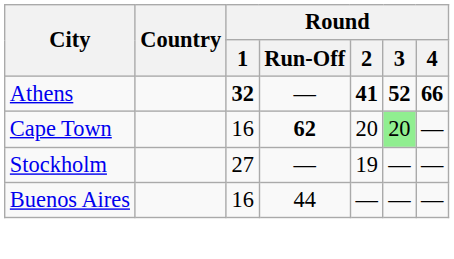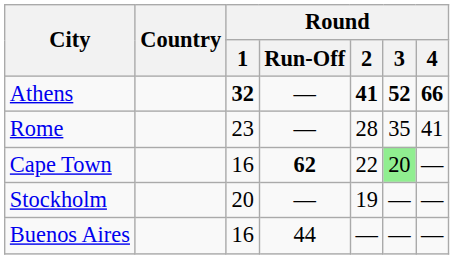+ row: (37, 128)
(367, 128) 20 -> (367, 164) 22
(243, 164) 27 -> (243, 199) 20
